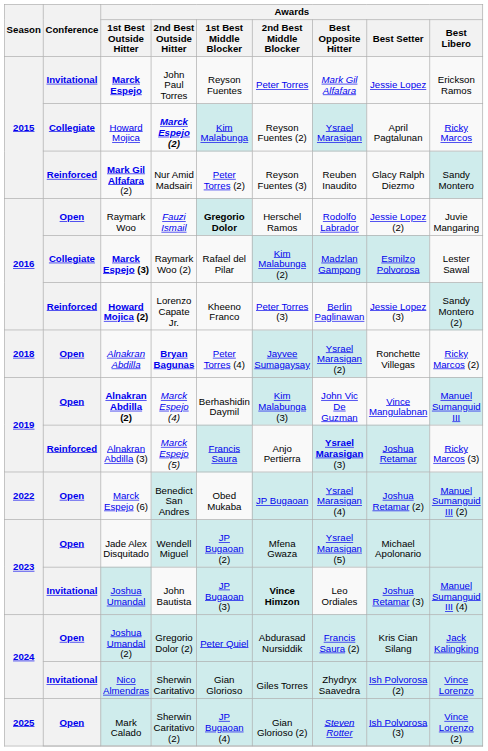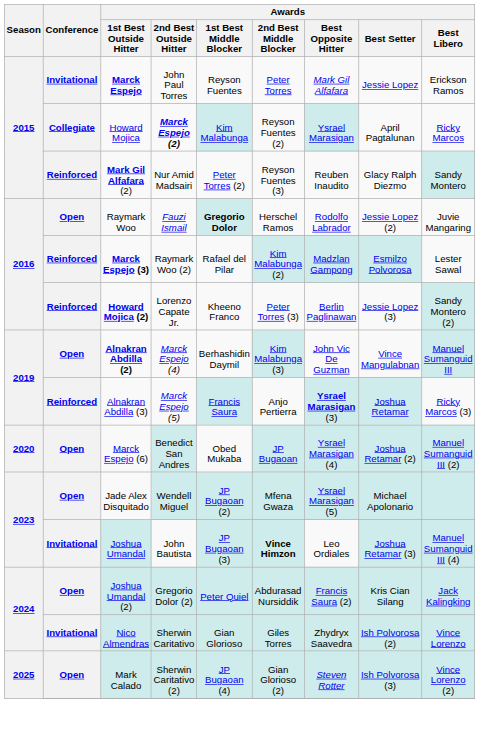(72, 259) Collegiate -> (72, 259) Reinforced
- row: (126, 359)
(24, 496) 2022 -> (24, 449) 2020
